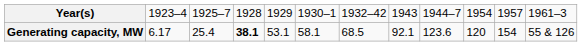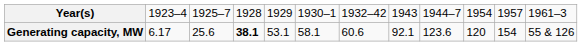(203, 31) 25.4 -> (203, 31) 25.6
(353, 31) 68.5 -> (353, 31) 60.6
